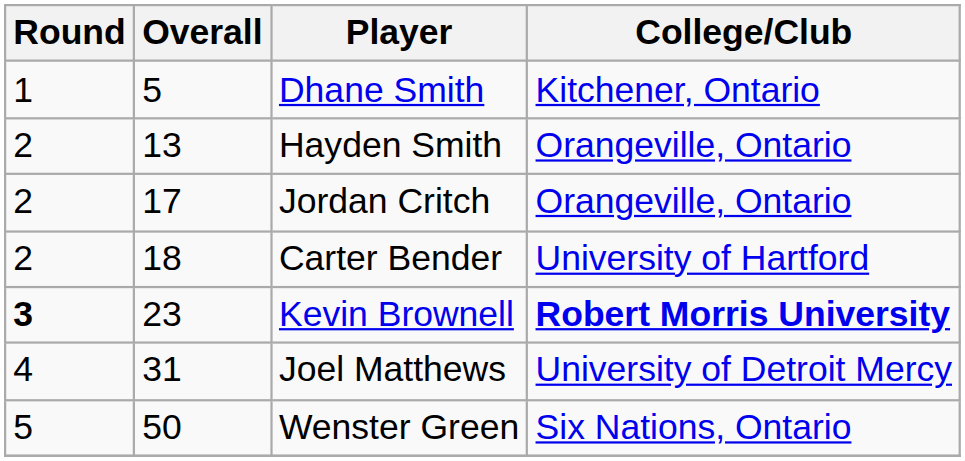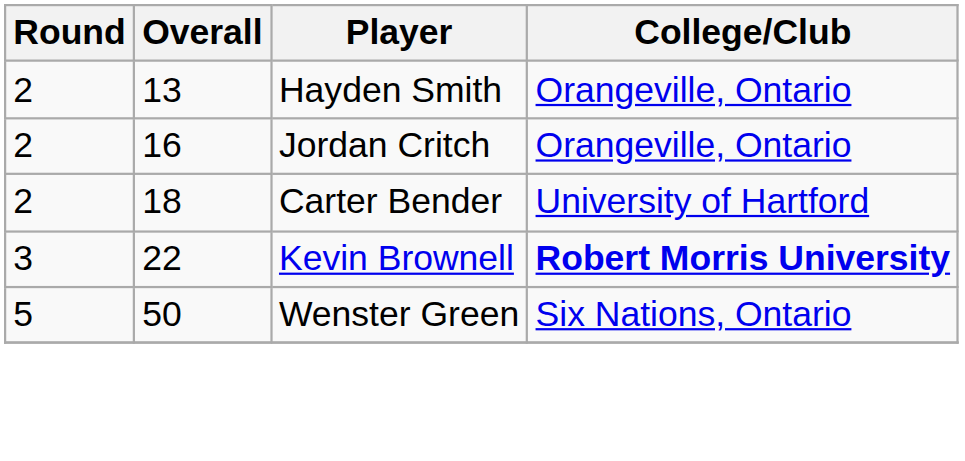- row: (382, 88)
(162, 201) 17 -> (162, 145) 16
(23, 314) bold -> (23, 257) normal
(162, 314) 23 -> (162, 257) 22
- row: (392, 370)
